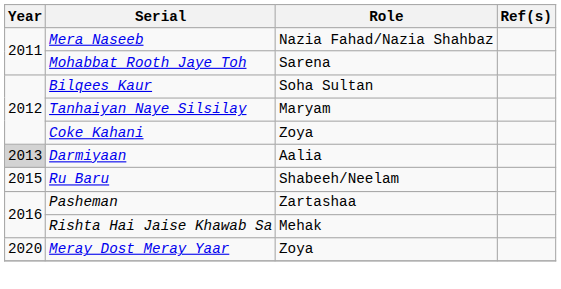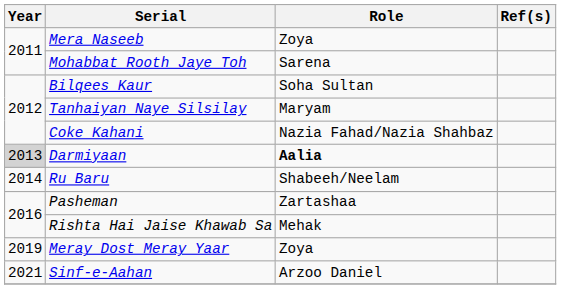(386, 40) Nazia Fahad/Nazia Shahbaz -> (296, 40) Zoya
(296, 133) Zoya -> (386, 133) Nazia Fahad/Nazia Shahbaz
(300, 156) normal -> (300, 156) bold
(25, 179) 2015 -> (25, 179) 2014
(25, 249) 2020 -> (25, 249) 2019
+ row: (101, 273)
